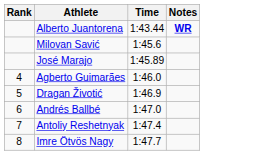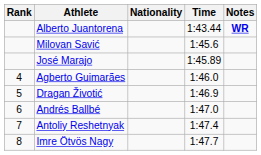+ column: (156, 12)
